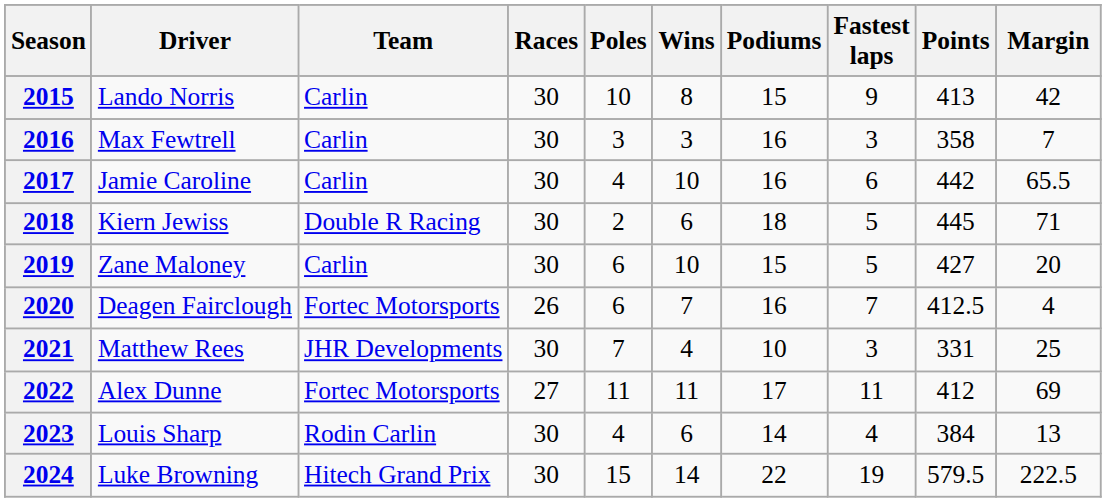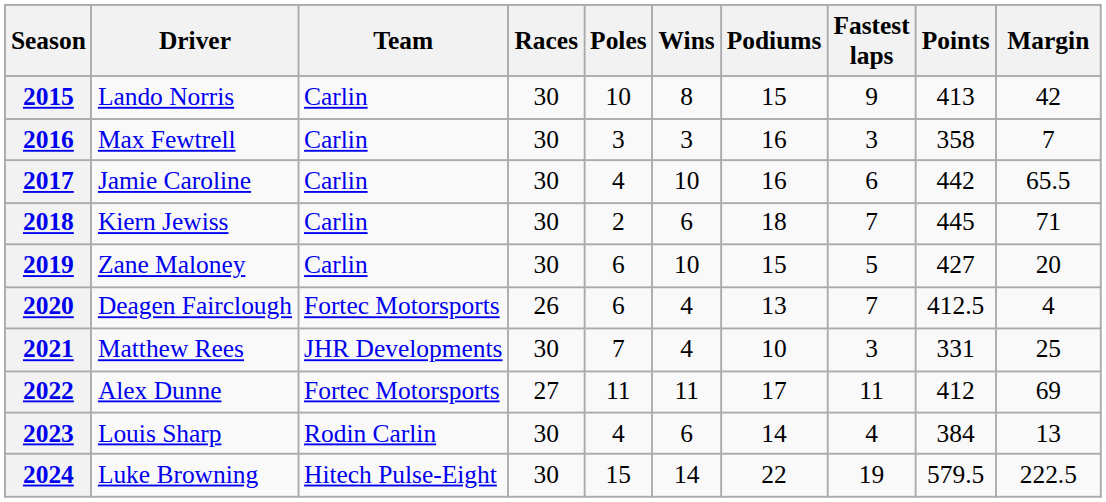(392, 222) Double R Racing -> (336, 222) Carlin
(872, 222) 5 -> (872, 222) 7
(687, 306) 7 -> (687, 306) 4
(774, 306) 16 -> (774, 306) 13
(397, 474) Hitech Grand Prix -> (400, 474) Hitech Pulse-Eight
